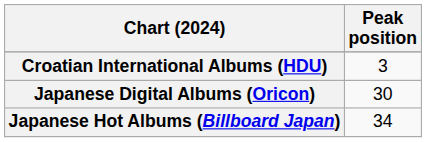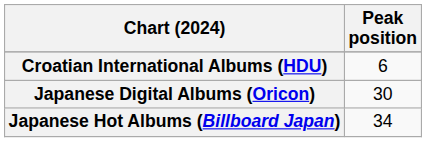(383, 66) 3 -> (383, 66) 6
